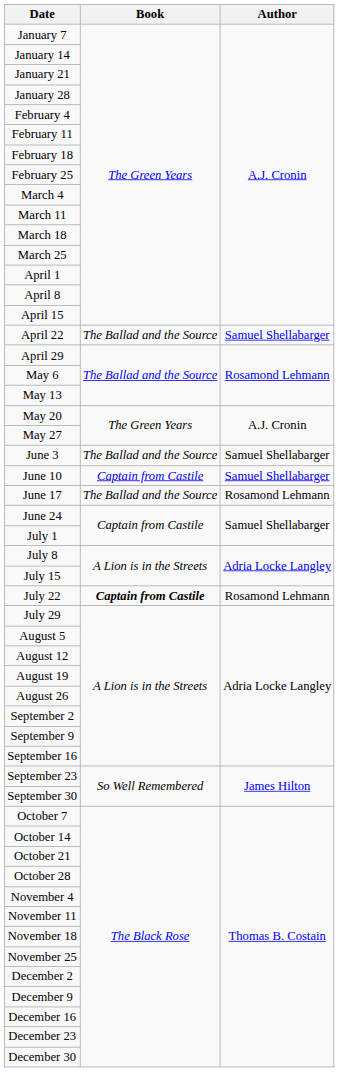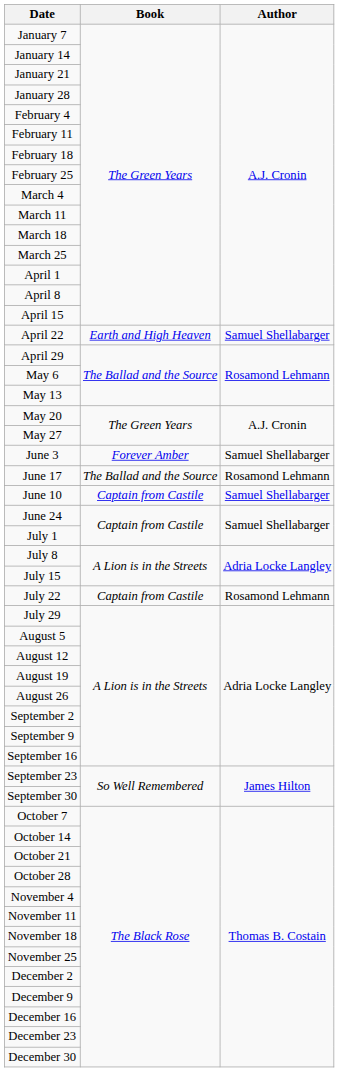(150, 335) The Ballad and the Source -> (150, 335) Earth and High Heaven
(150, 455) The Ballad and the Source -> (150, 455) Forever Amber
rows swapped: (42, 475) <-> (42, 495)
(150, 595) bold -> (150, 595) normal
